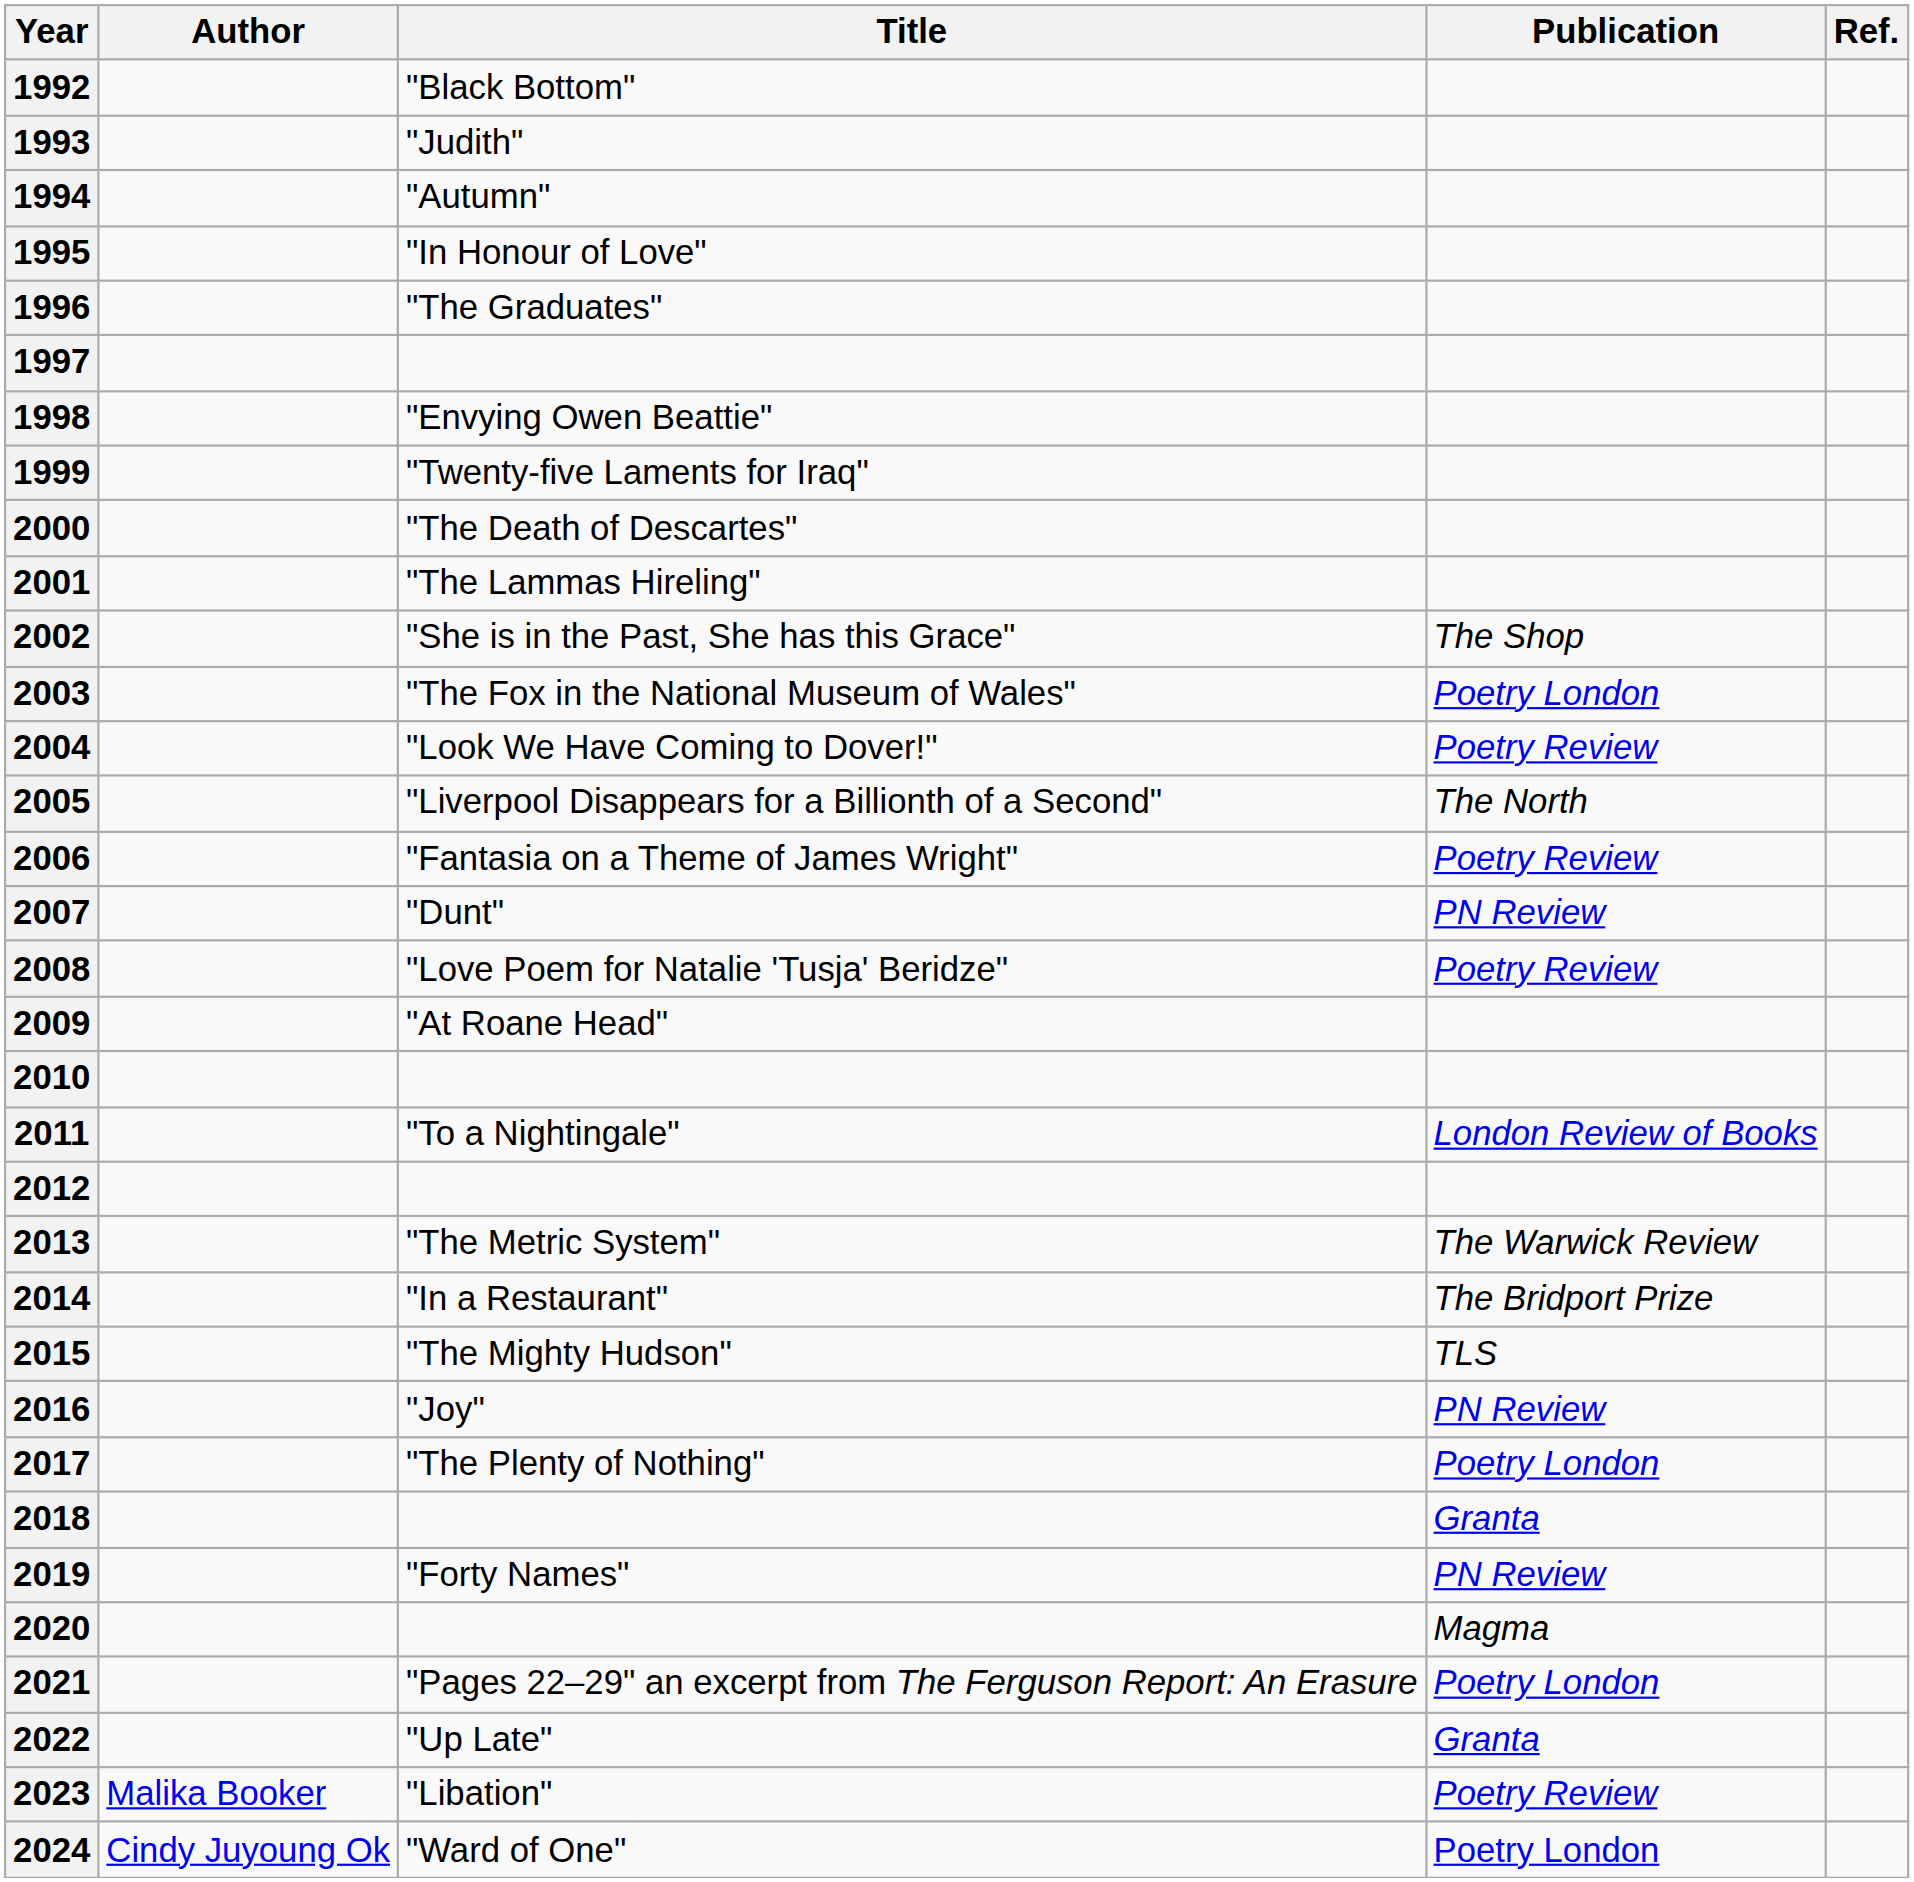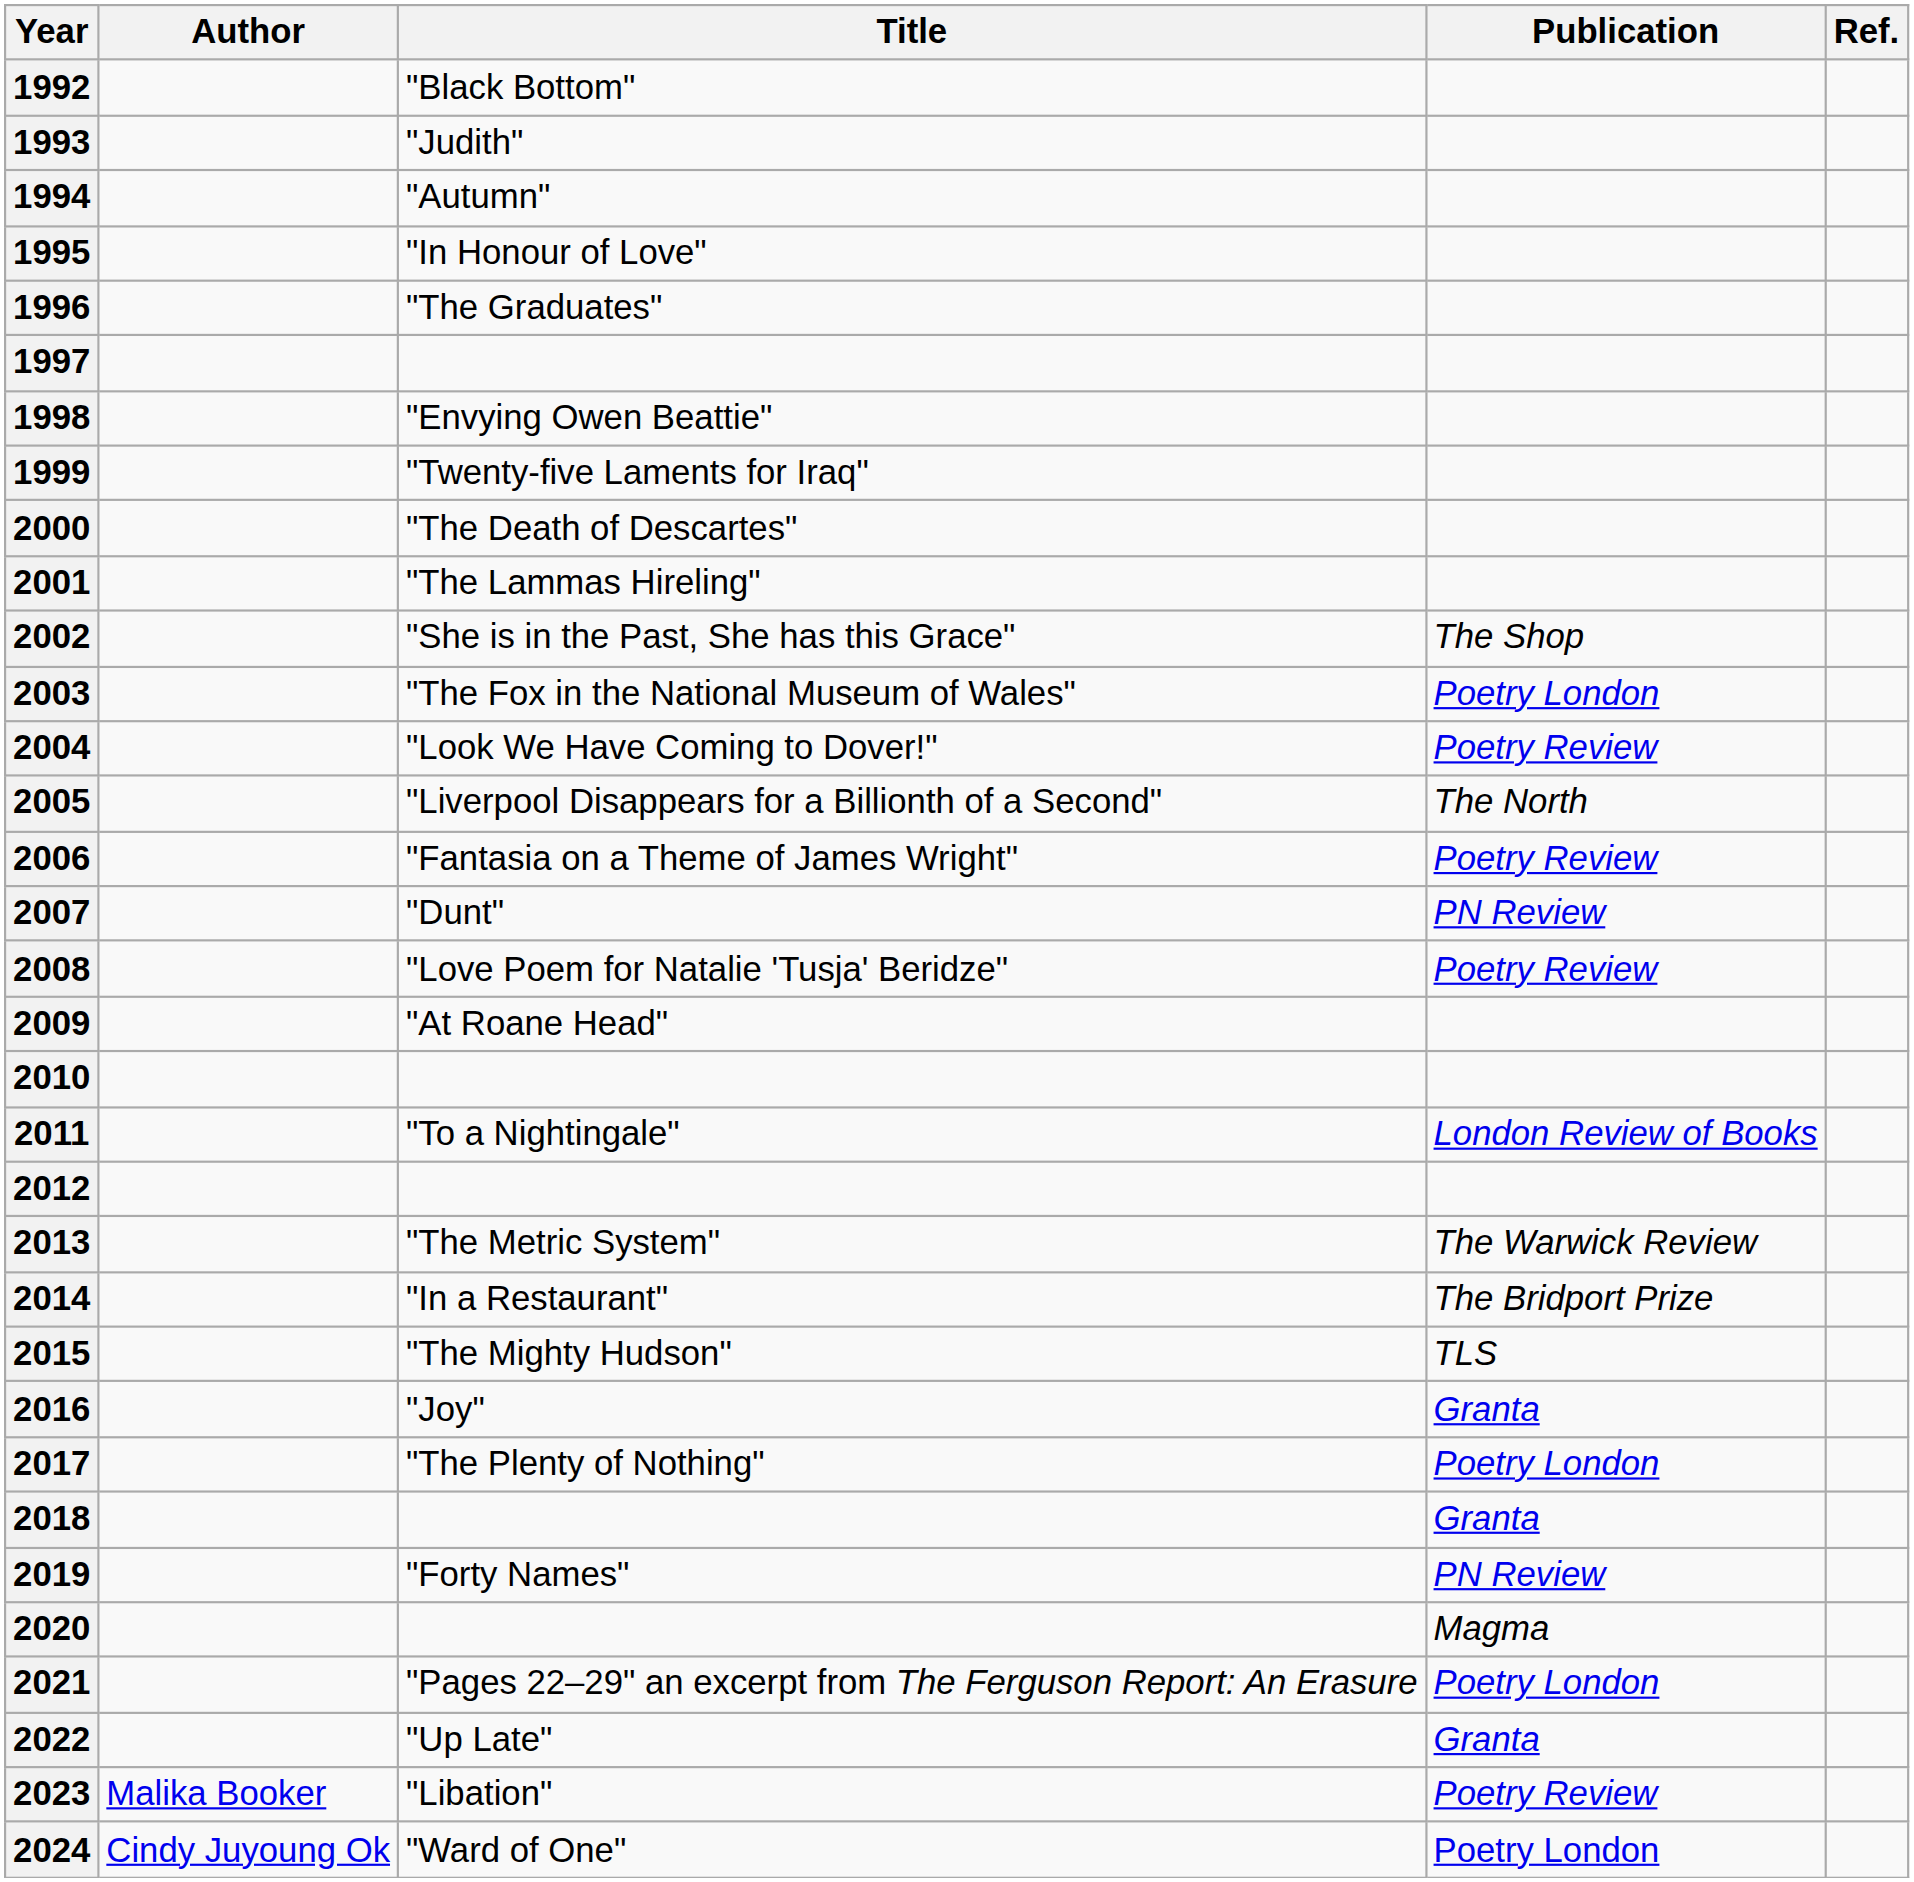(1519, 1408) PN Review -> (1487, 1408) Granta
